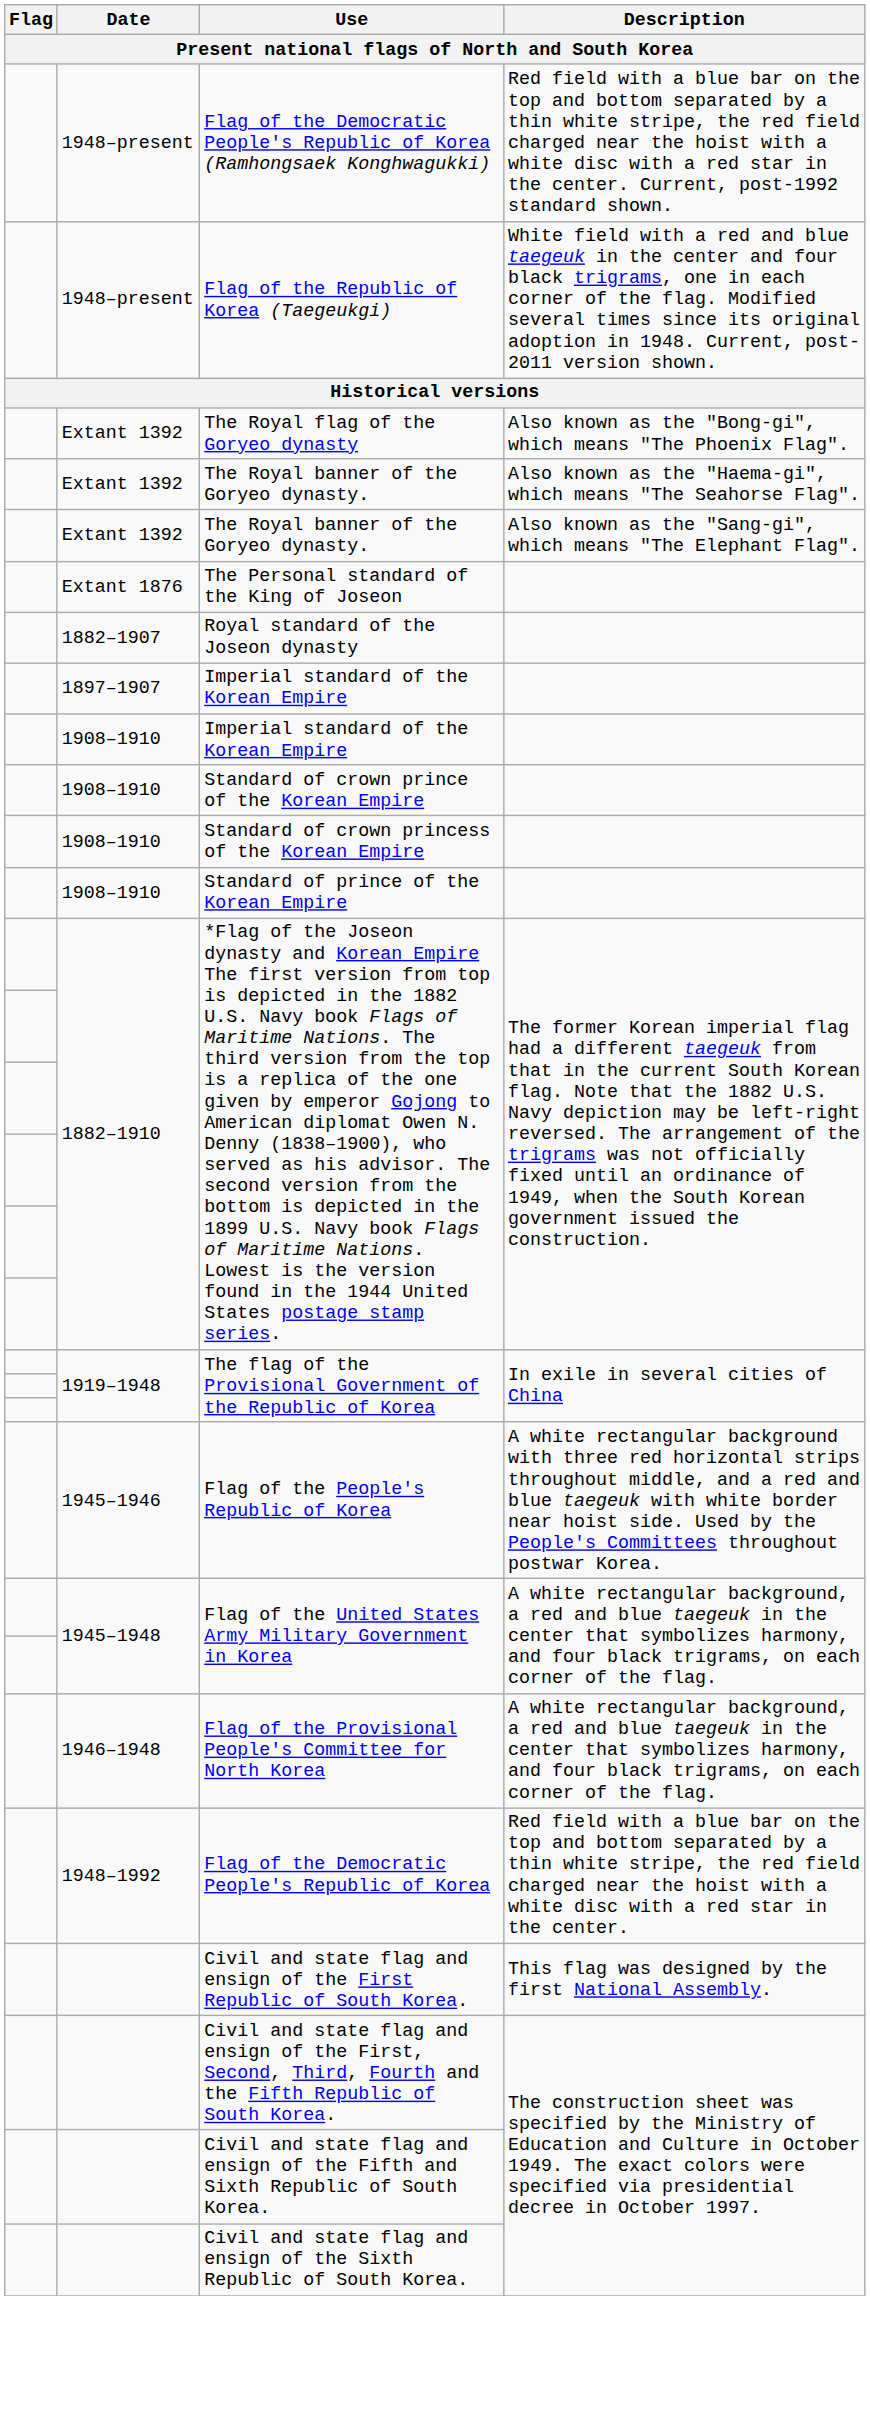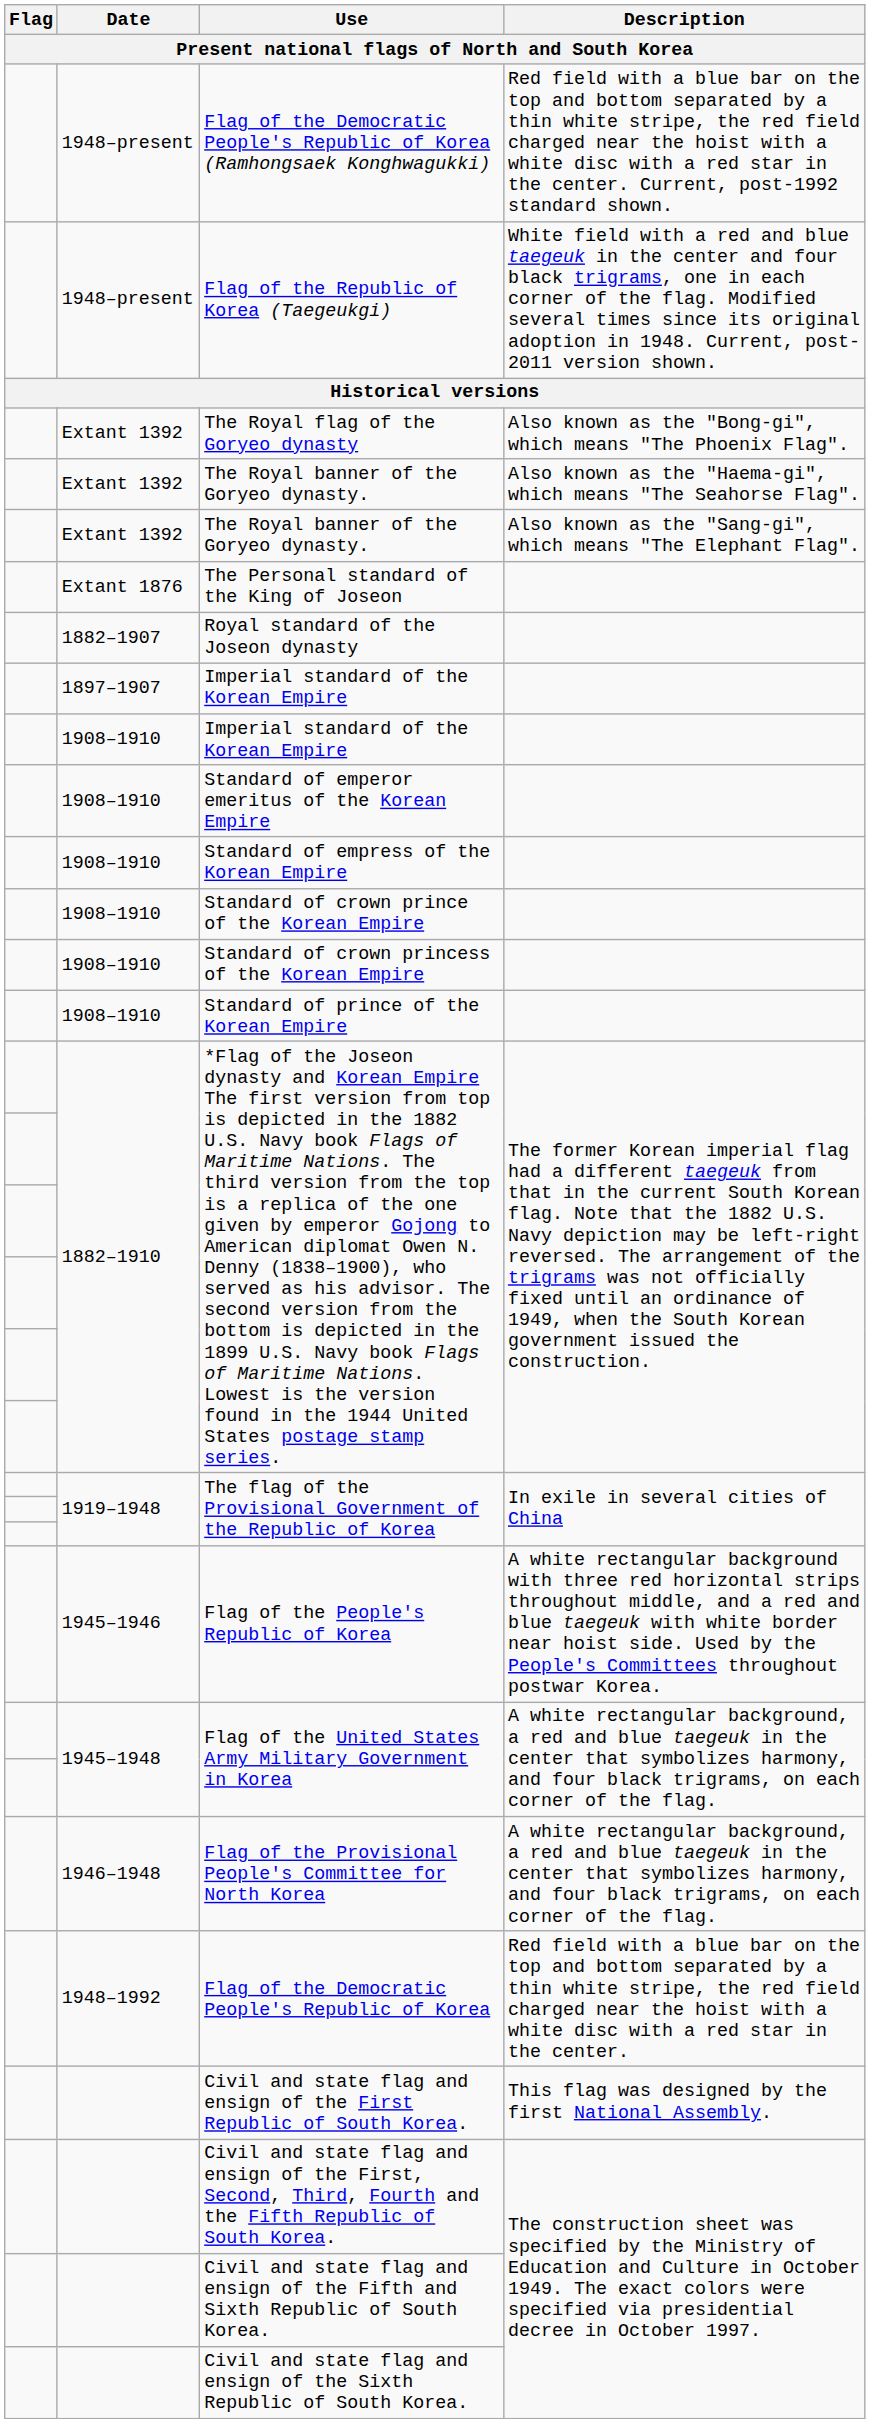+ row: (111, 801)
+ row: (111, 863)
